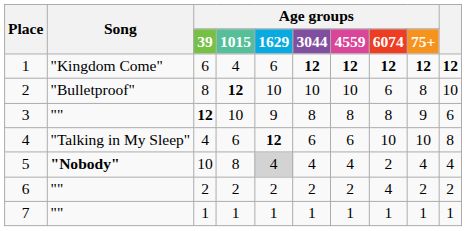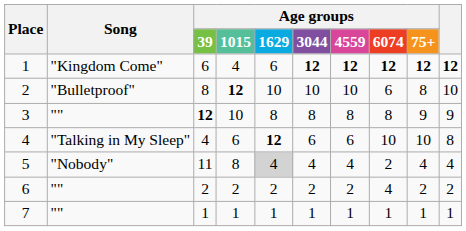(274, 115) 9 -> (274, 115) 8
(450, 115) 6 -> (450, 115) 9
(85, 164) bold -> (82, 164) normal
(205, 164) 10 -> (205, 164) 11
